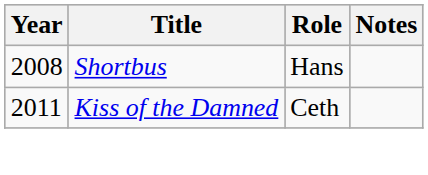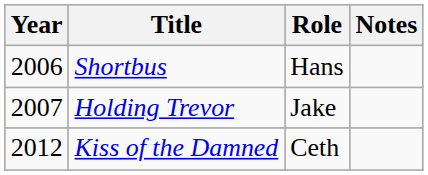(37, 66) 2008 -> (37, 66) 2006
+ row: (154, 107)
(36, 107) 2011 -> (37, 148) 2012
